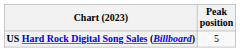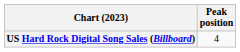(216, 39) 5 -> (216, 39) 4
